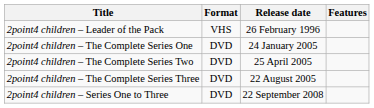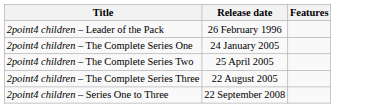- column: (221, 12)
